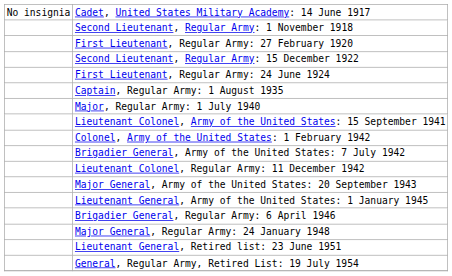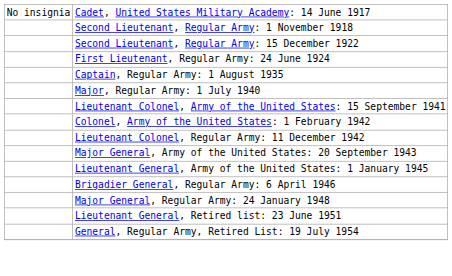- row: (214, 44)
- row: (240, 153)
